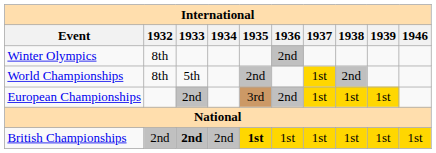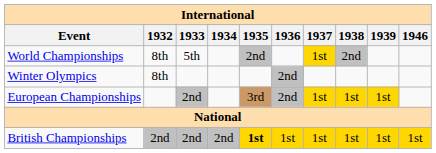rows swapped: (52, 55) <-> (65, 76)
(192, 138) bold -> (192, 138) normal
